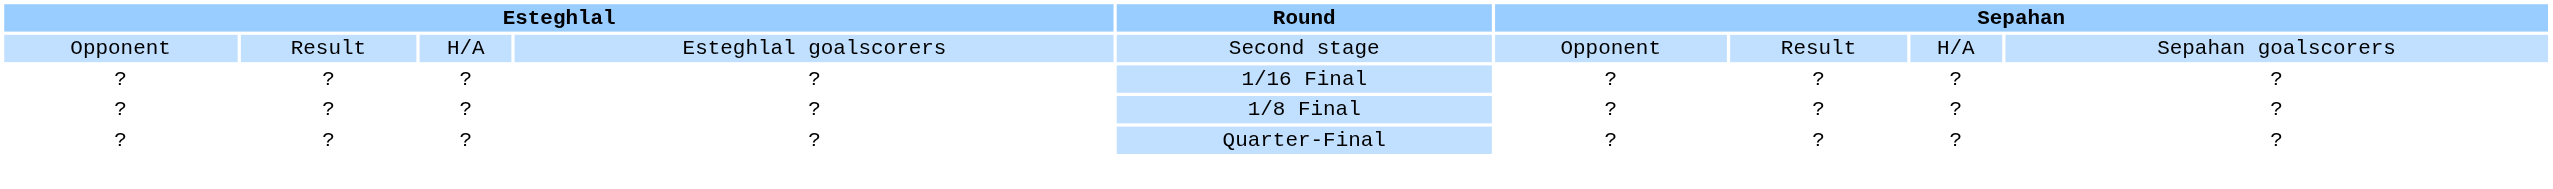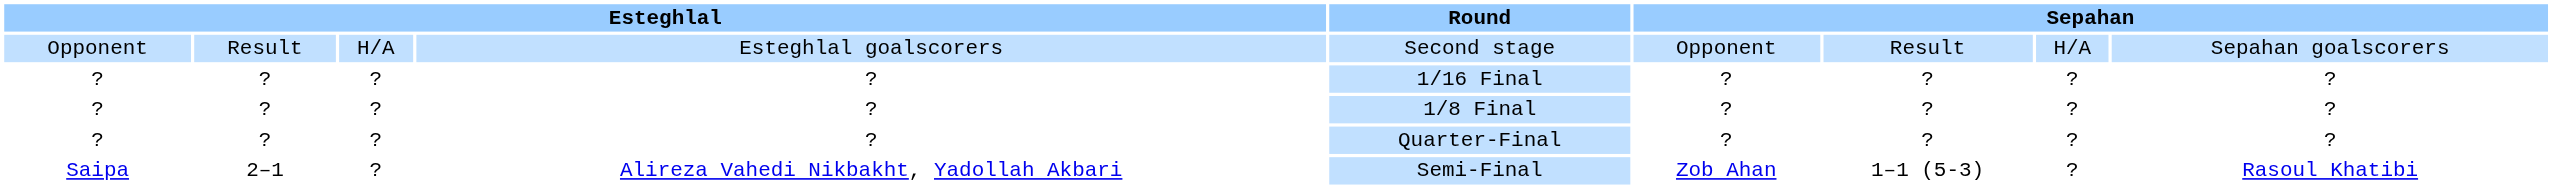+ row: (98, 171)
